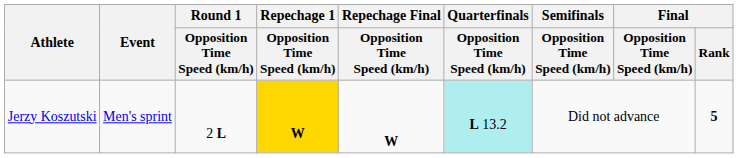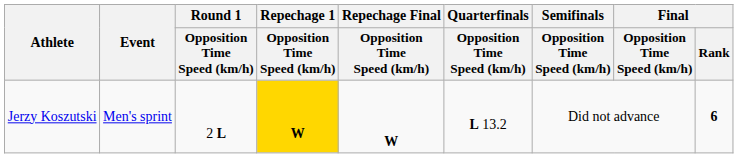(488, 125) paleturquoise background -> (488, 125) no background
(714, 117) 5 -> (714, 117) 6
